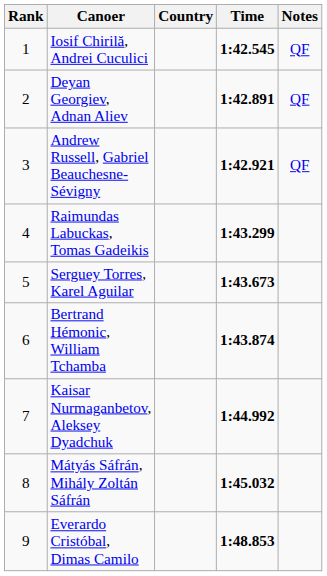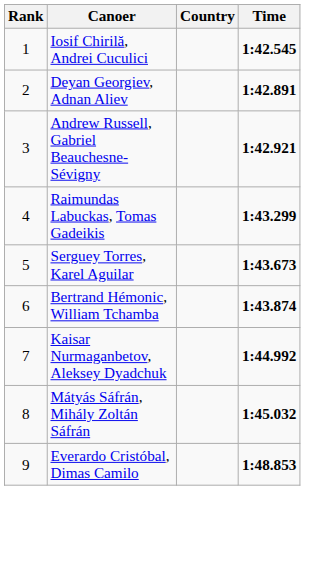- column: (300, 16)
